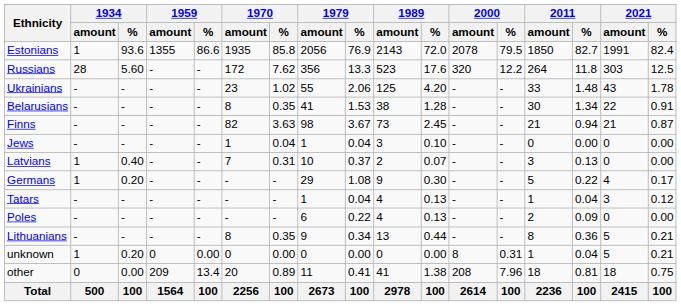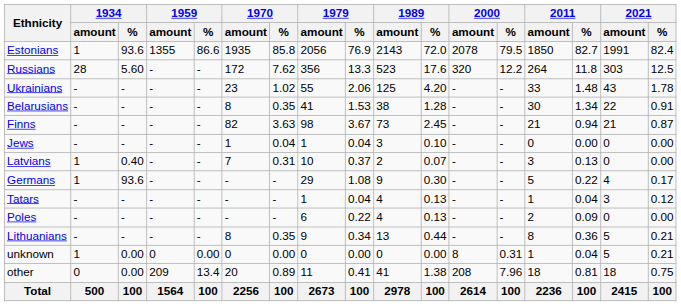(132, 180) 0.20 -> (132, 180) 93.6
(132, 254) 0.20 -> (132, 254) 0.00
